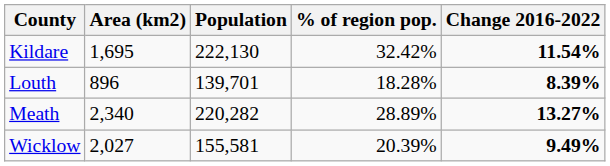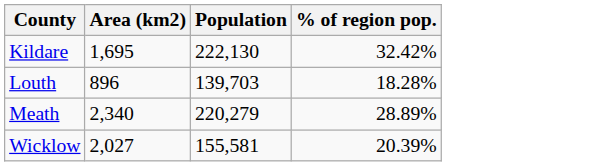- column: (523, 20)
(227, 82) 139,701 -> (227, 82) 139,703
(227, 113) 220,282 -> (227, 113) 220,279
